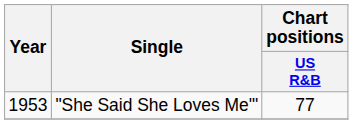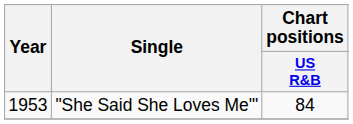(305, 105) 77 -> (305, 105) 84
